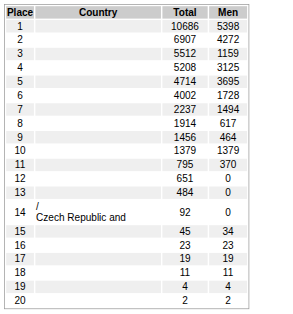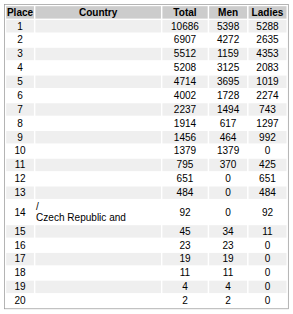+ column: (267, 12)
